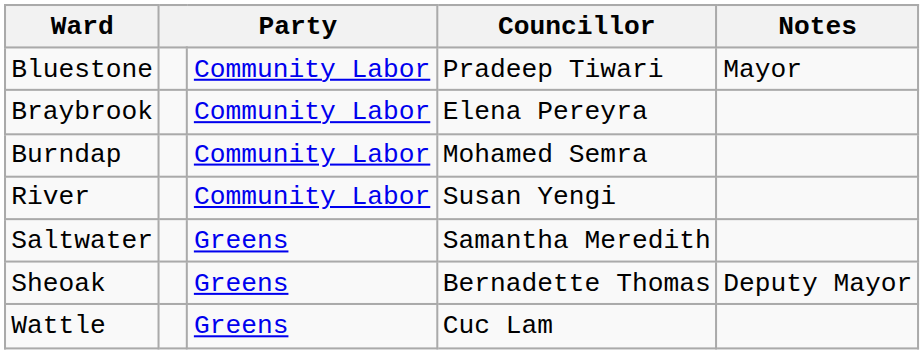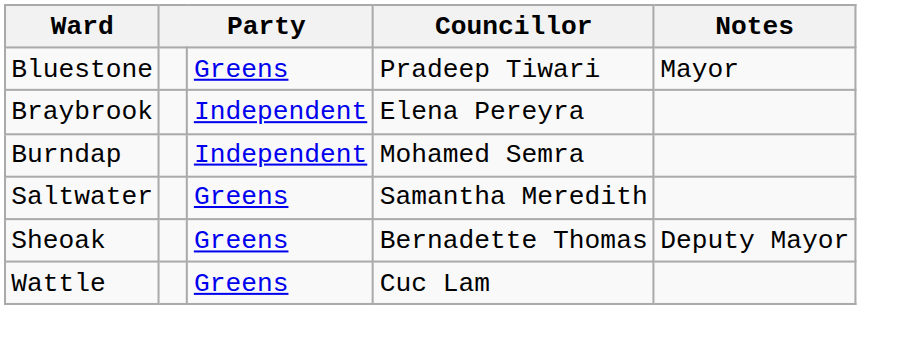(312, 69) Community Labor -> (241, 69) Greens
(312, 112) Community Labor -> (281, 112) Independent
(312, 155) Community Labor -> (281, 155) Independent
- row: (51, 198)
